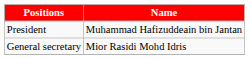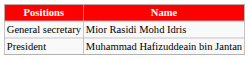rows swapped: (26, 29) <-> (44, 46)
